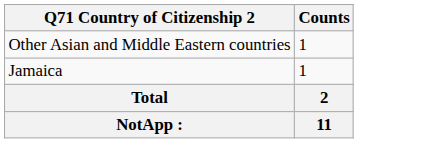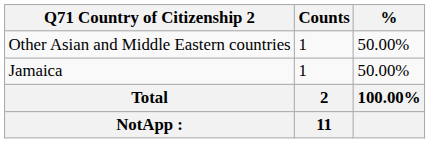+ column: (389, 17)
